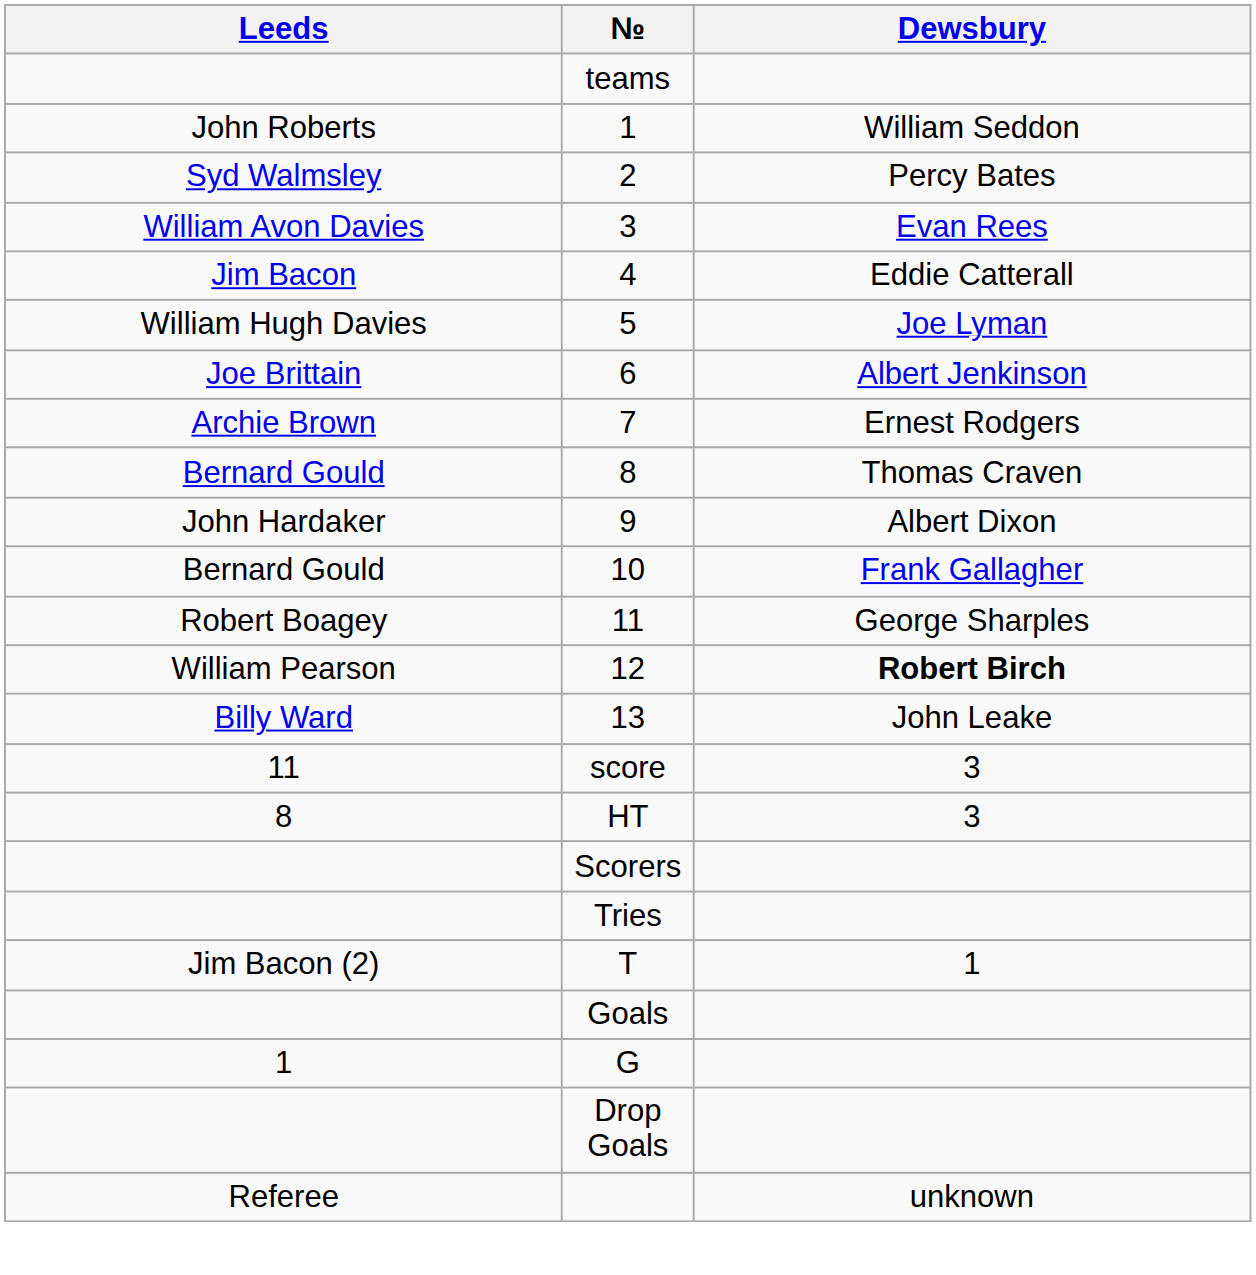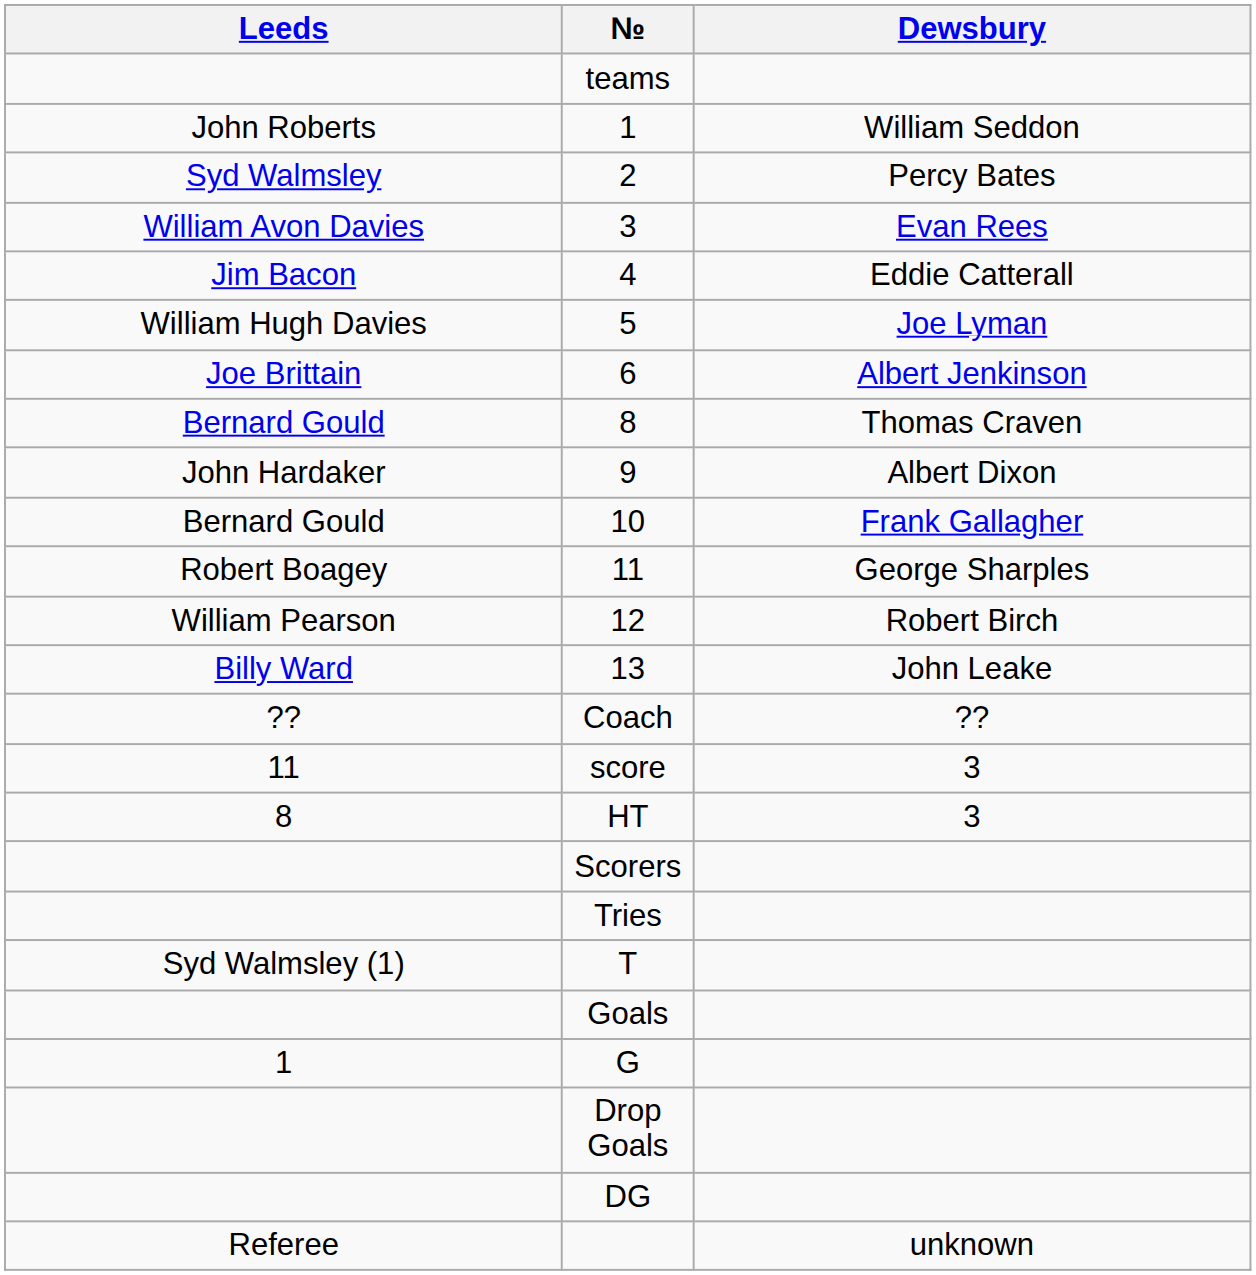- row: (284, 422)
(972, 669) bold -> (972, 619) normal
+ row: (284, 718)
- row: (284, 964)
+ row: (284, 964)
+ row: (284, 1197)
